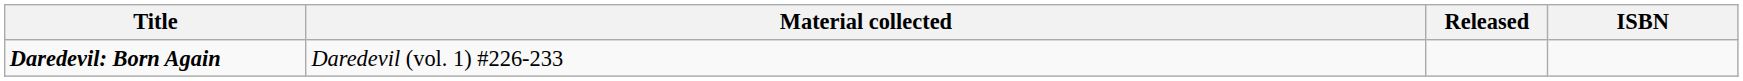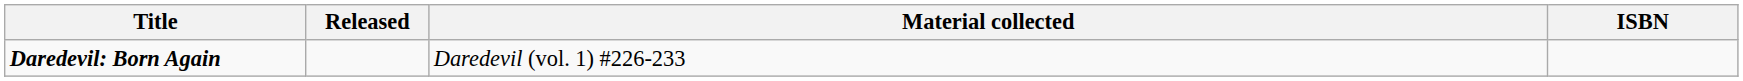columns swapped: (866, 22) <-> (1487, 22)
